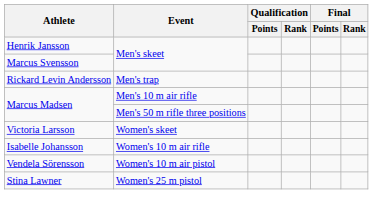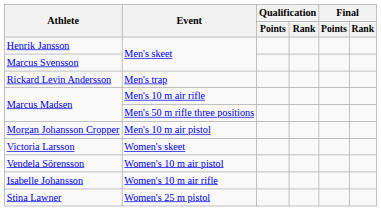+ row: (63, 130)
rows swapped: (45, 147) <-> (45, 164)
